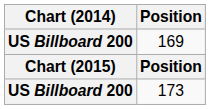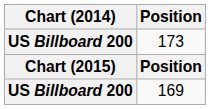rows swapped: (171, 91) <-> (171, 41)
